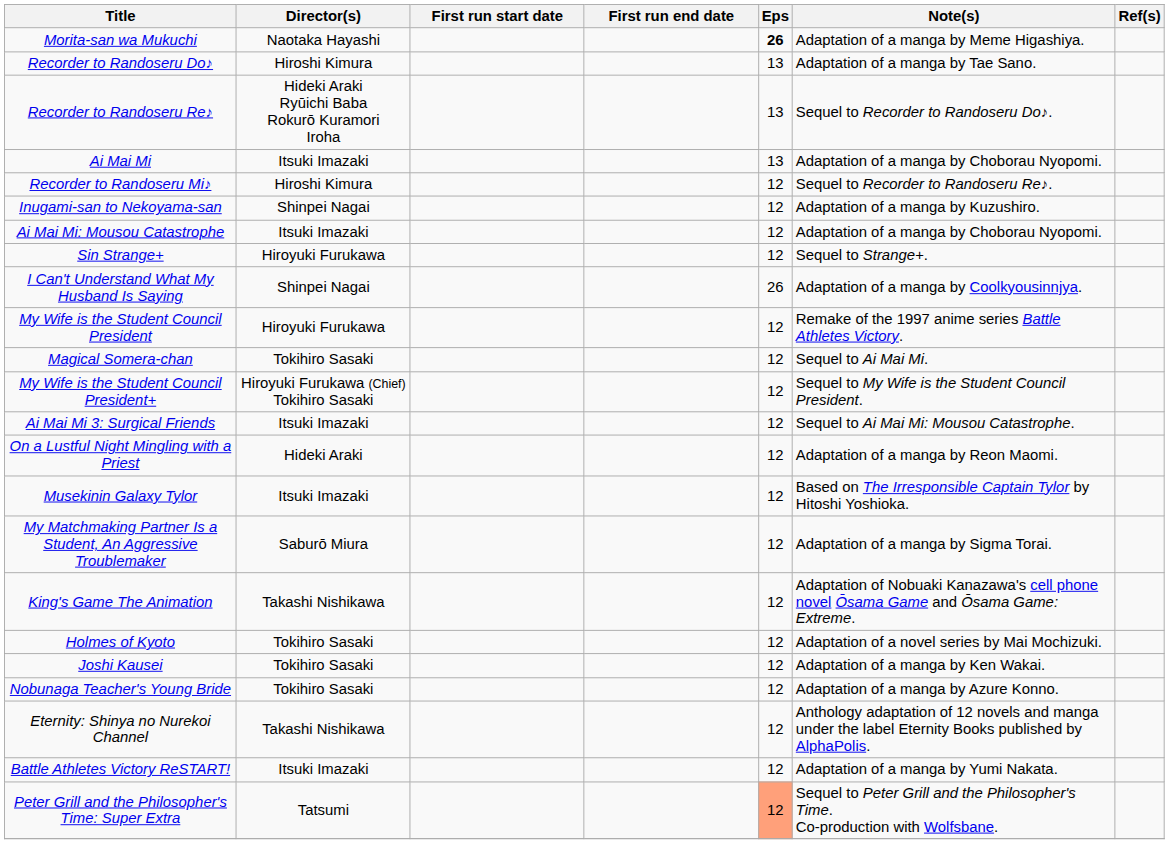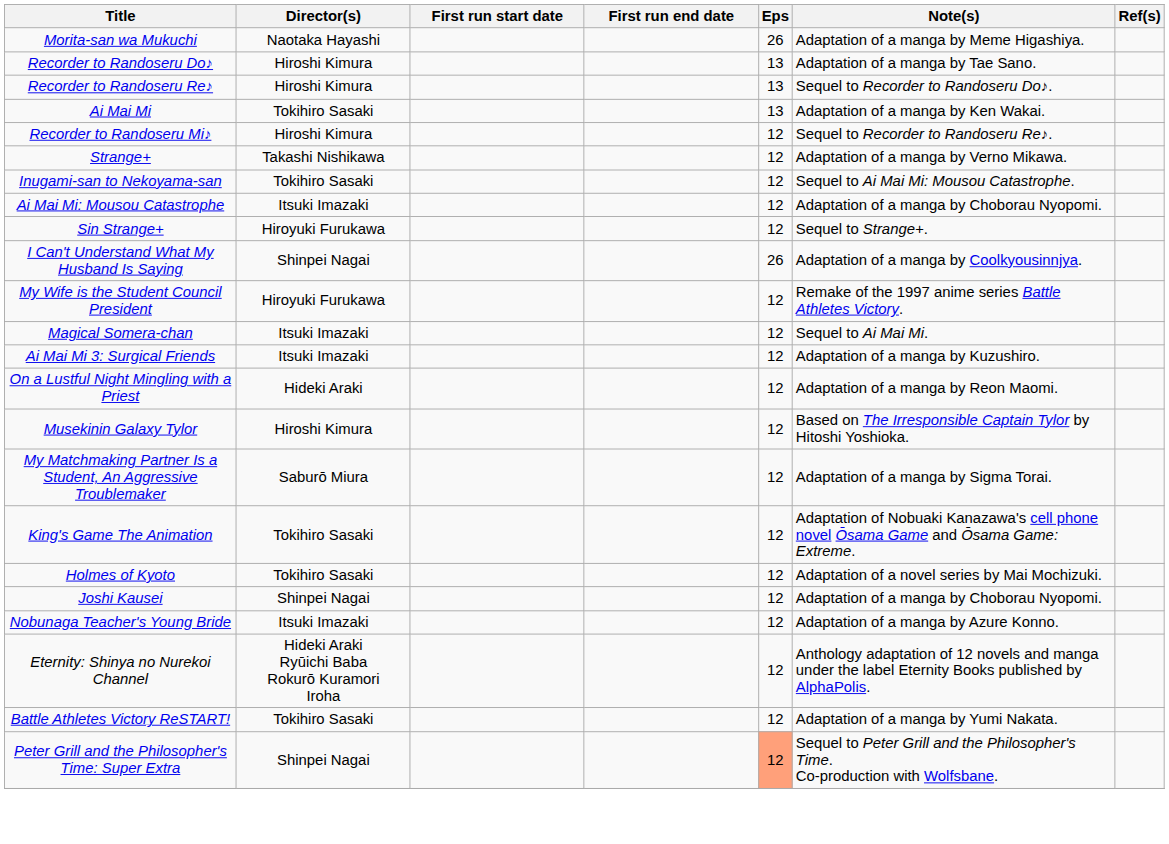(775, 39) bold -> (775, 39) normal
(323, 112) Hideki Araki Ryūichi Baba Rokurō Kuramori Iroha -> (323, 87) Hiroshi Kimura
(323, 160) Itsuki Imazaki -> (323, 110) Tokihiro Sasaki
(949, 160) Adaptation of a manga by Choborau Nyopomi. -> (920, 110) Adaptation of a manga by Ken Wakai.
+ row: (120, 157)
(323, 208) Shinpei Nagai -> (323, 181) Tokihiro Sasaki
(918, 208) Adaptation of a manga by Kuzushiro. -> (935, 181) Sequel to Ai Mai Mi: Mousou Catastrophe.
(323, 359) Tokihiro Sasaki -> (323, 332) Itsuki Imazaki
- row: (120, 391)
(935, 423) Sequel to Ai Mai Mi: Mousou Catastrophe. -> (918, 356) Adaptation of a manga by Kuzushiro.
(323, 495) Itsuki Imazaki -> (323, 428) Hiroshi Kimura
(323, 601) Takashi Nishikawa -> (323, 534) Tokihiro Sasaki
(323, 665) Tokihiro Sasaki -> (323, 598) Shinpei Nagai
(920, 665) Adaptation of a manga by Ken Wakai. -> (949, 598) Adaptation of a manga by Choborau Nyopomi.
(323, 689) Tokihiro Sasaki -> (323, 622) Itsuki Imazaki
(323, 729) Takashi Nishikawa -> (323, 670) Hideki Araki Ryūichi Baba Rokurō Kuramori Iroha
(323, 769) Itsuki Imazaki -> (323, 719) Tokihiro Sasaki
(323, 810) Tatsumi -> (323, 759) Shinpei Nagai
